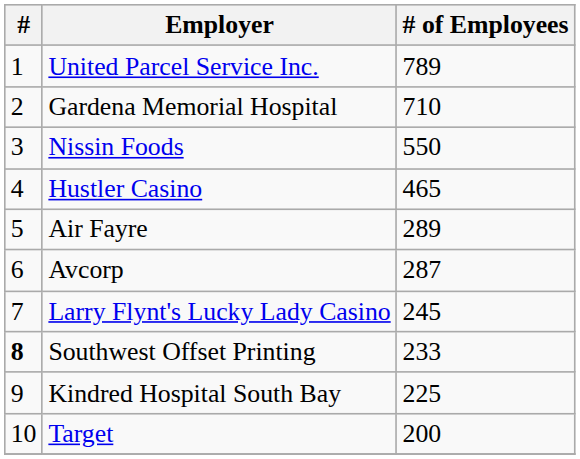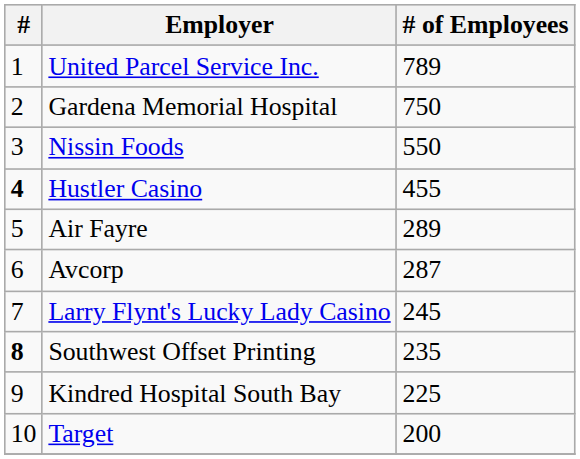(422, 106) 710 -> (422, 106) 750
(17, 188) normal -> (17, 188) bold
(422, 188) 465 -> (422, 188) 455
(422, 351) 233 -> (422, 351) 235
